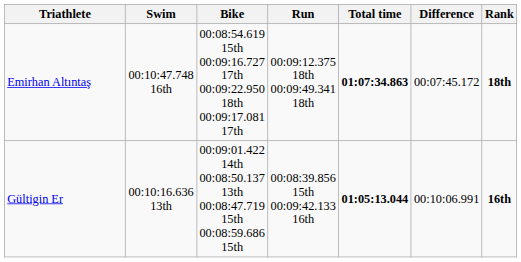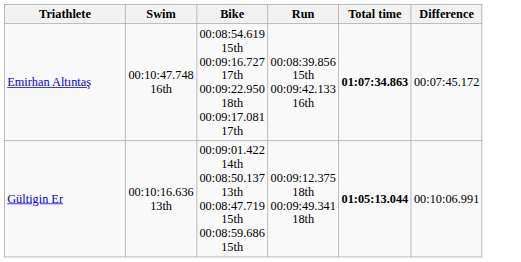- column: (499, 14)
(303, 82) 00:09:12.375 18th 00:09:49.341 18th -> (303, 82) 00:08:39.856 15th 00:09:42.133 16th
(303, 198) 00:08:39.856 15th 00:09:42.133 16th -> (303, 198) 00:09:12.375 18th 00:09:49.341 18th
